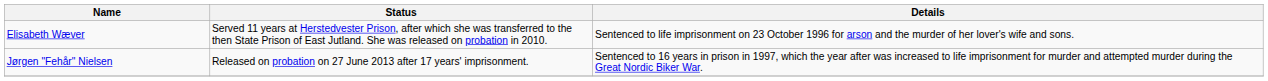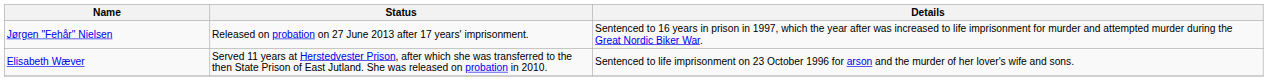rows swapped: (60, 62) <-> (46, 34)
